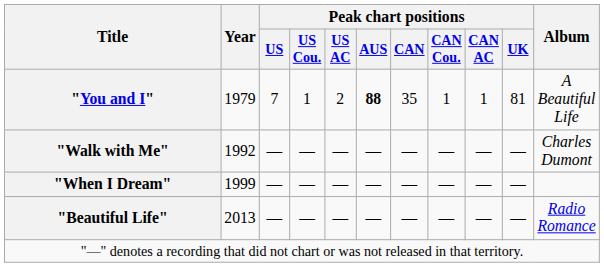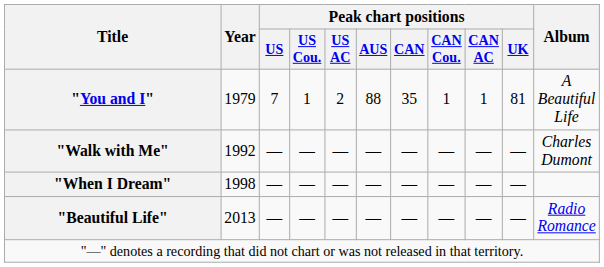(373, 99) bold -> (373, 99) normal
(240, 184) 1999 -> (240, 184) 1998
